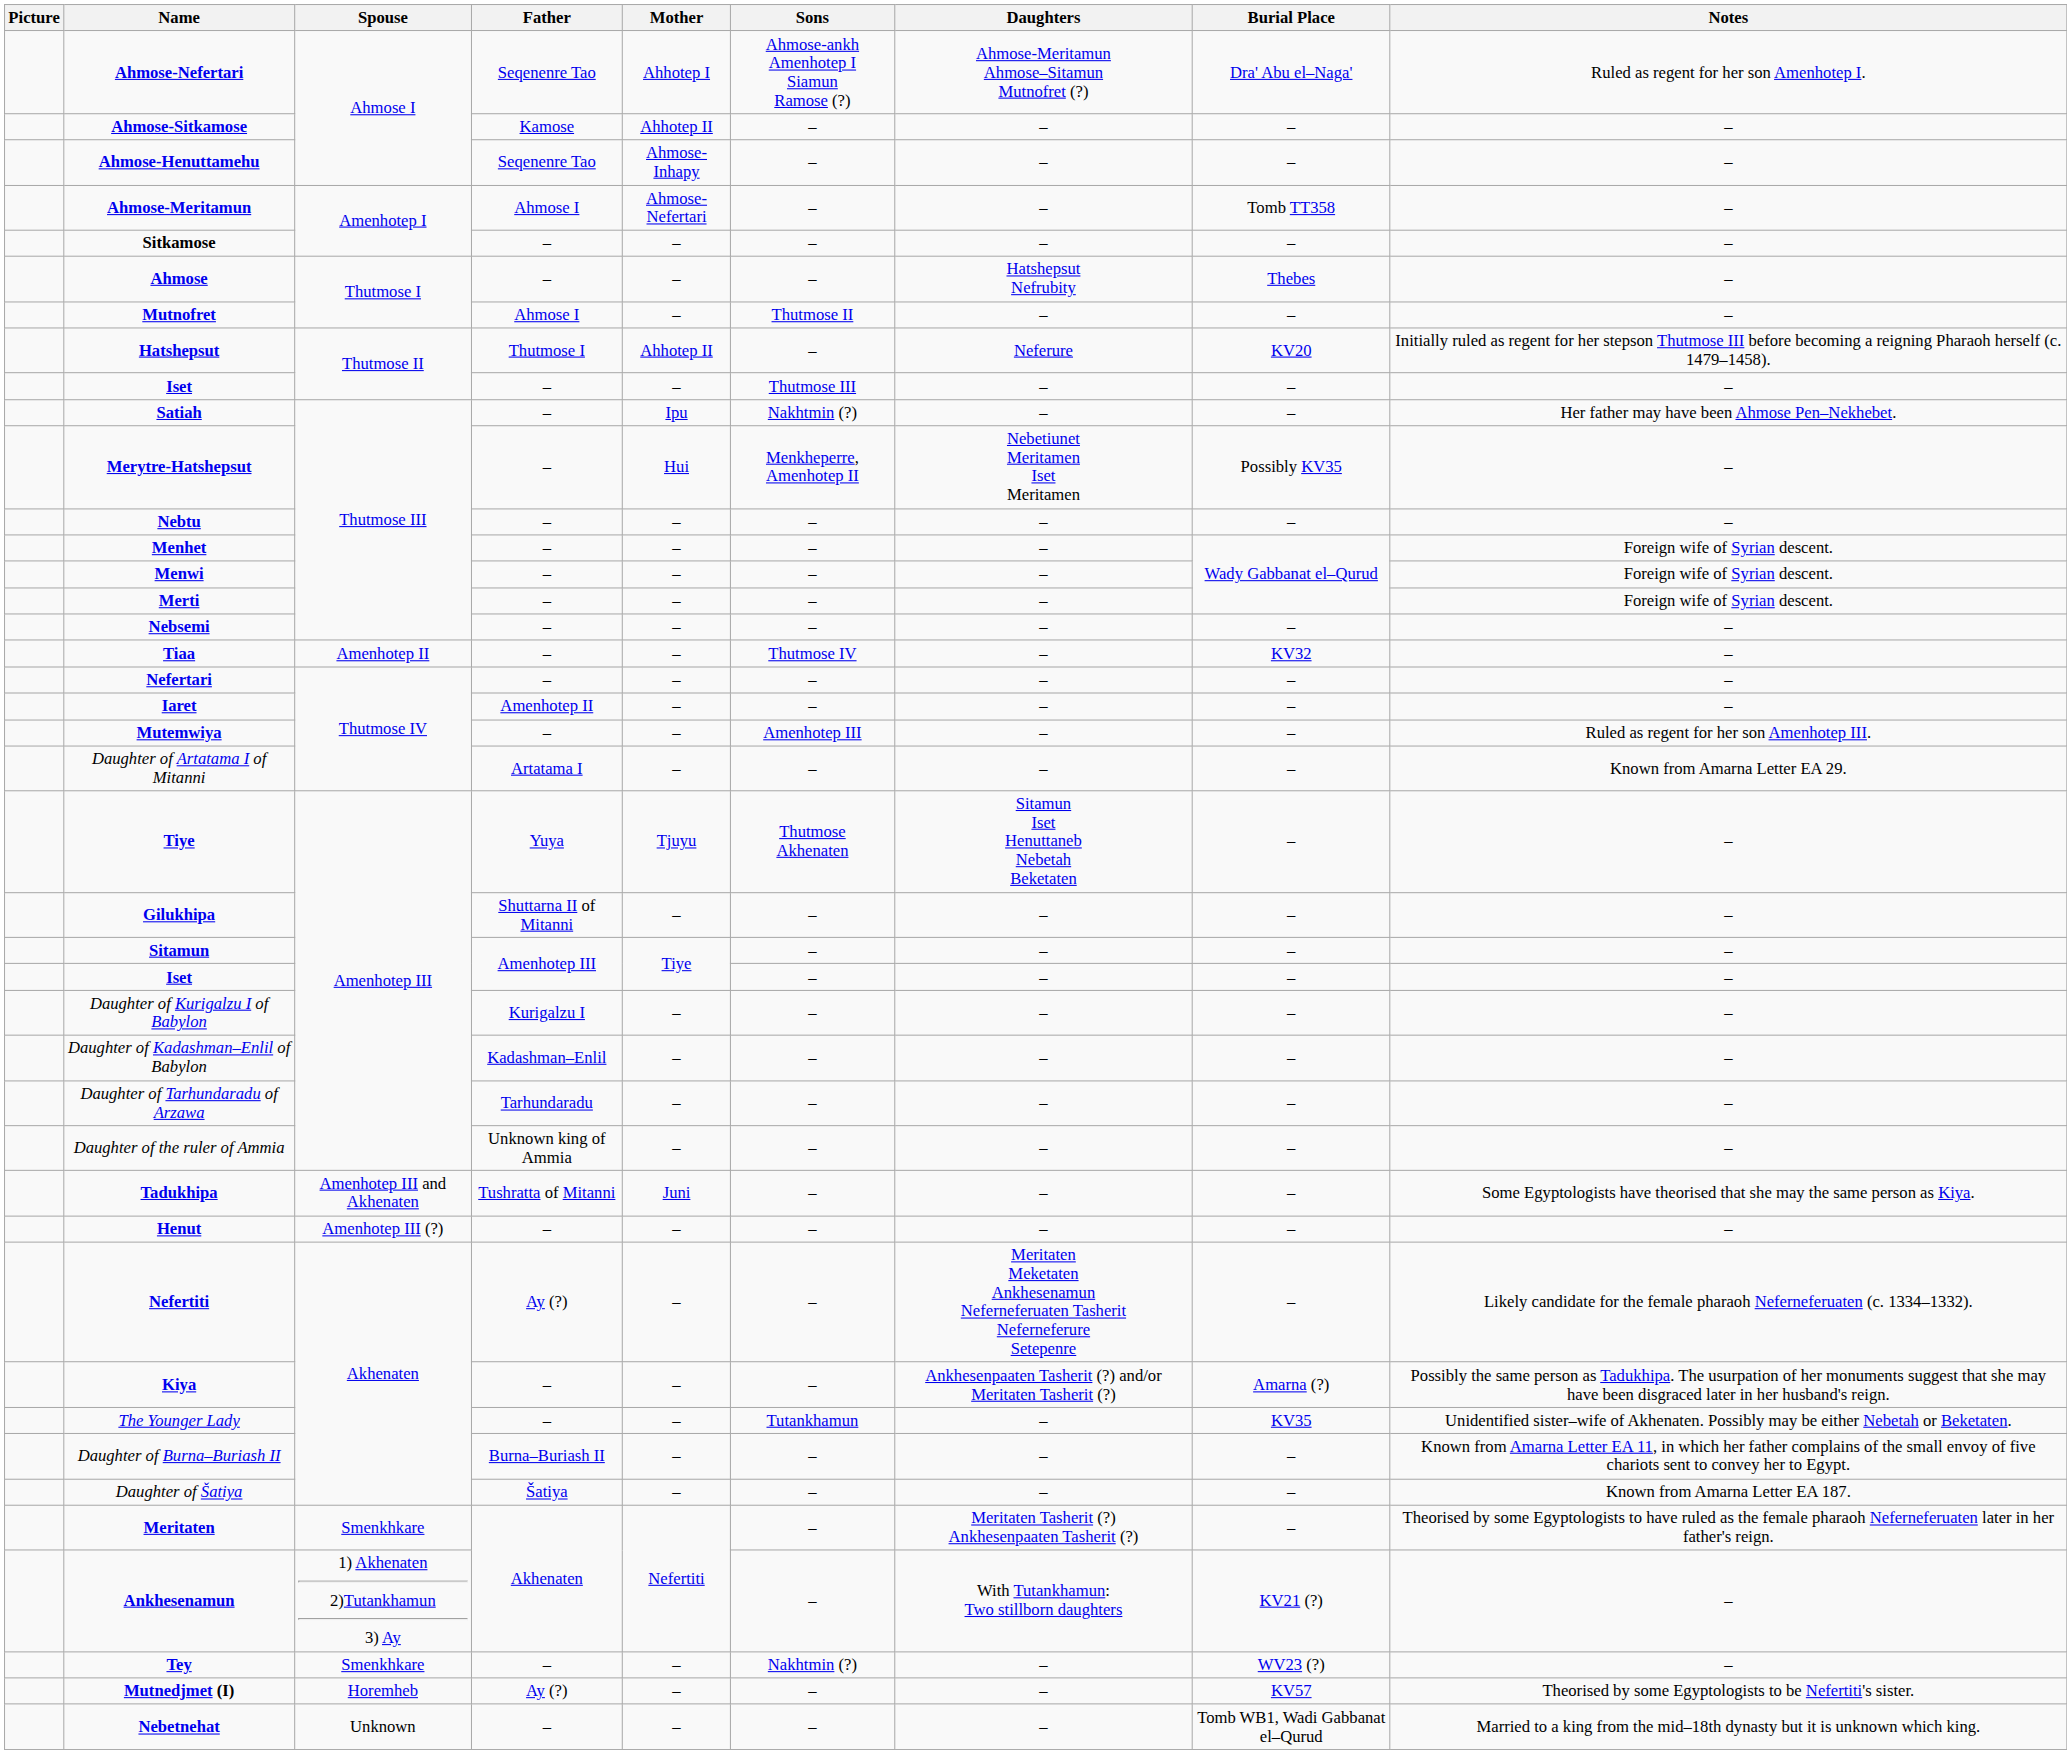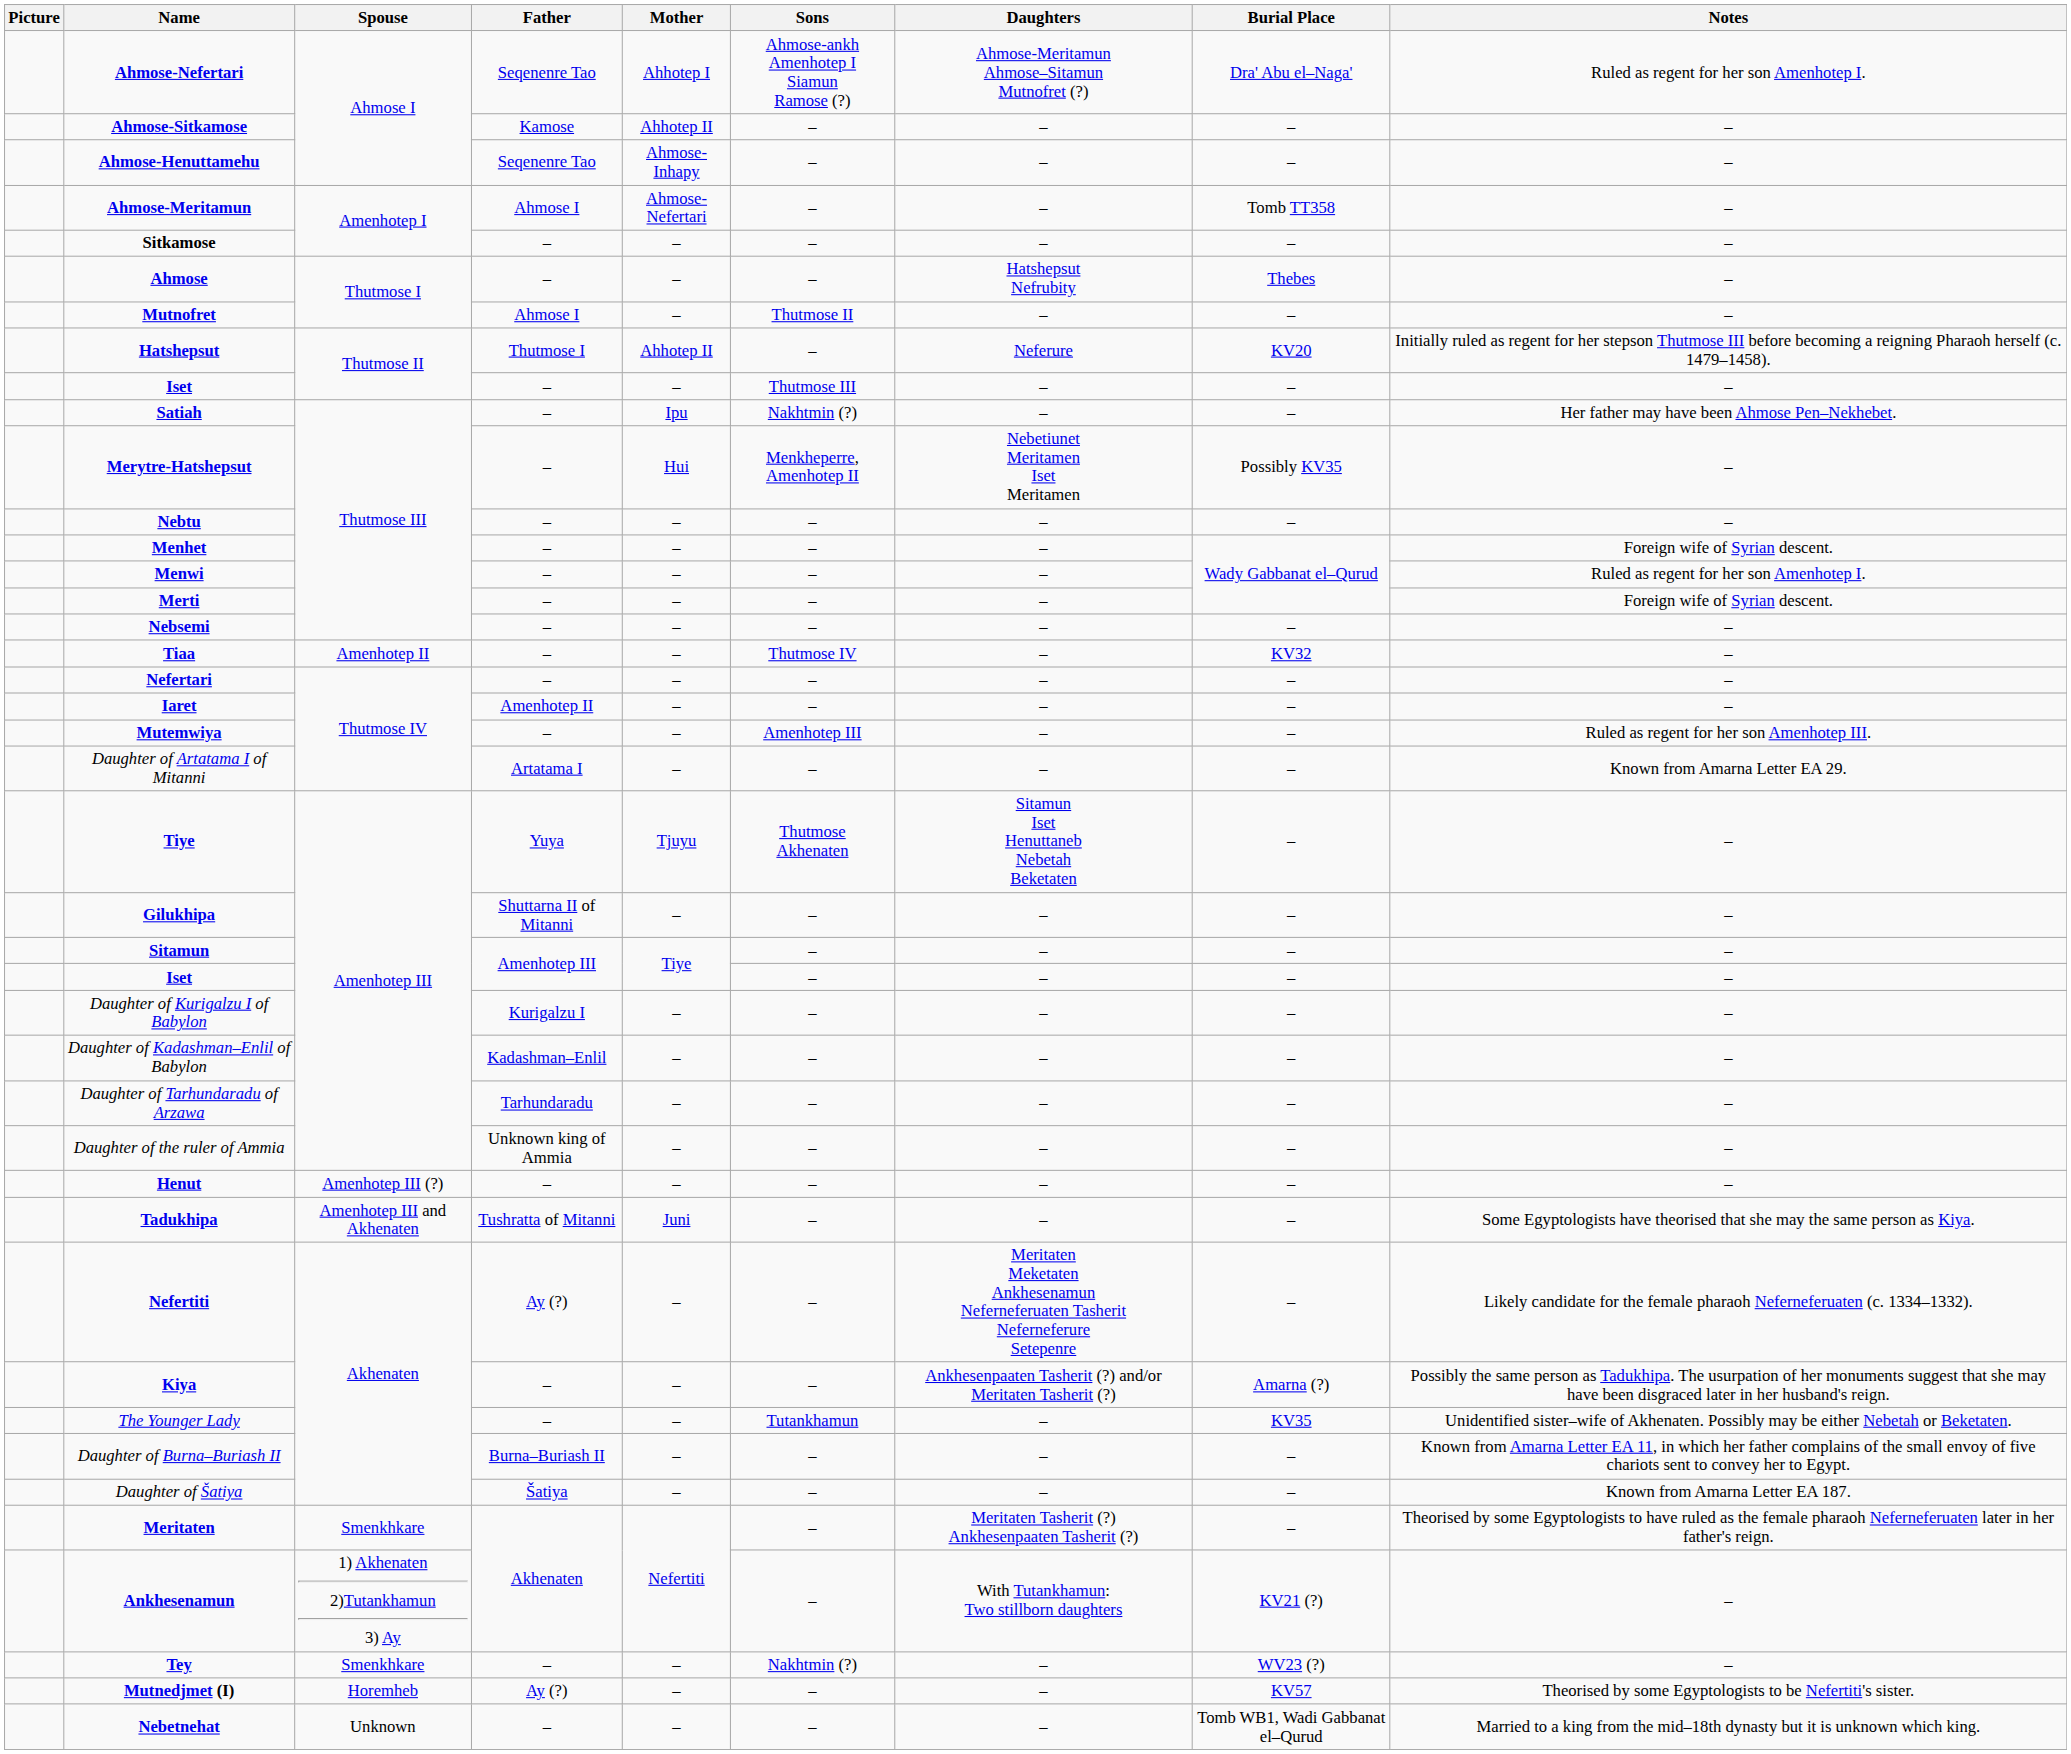(1728, 574) Foreign wife of Syrian descent. -> (1728, 574) Ruled as regent for her son Amenhotep I.
rows swapped: (179, 1228) <-> (179, 1193)
